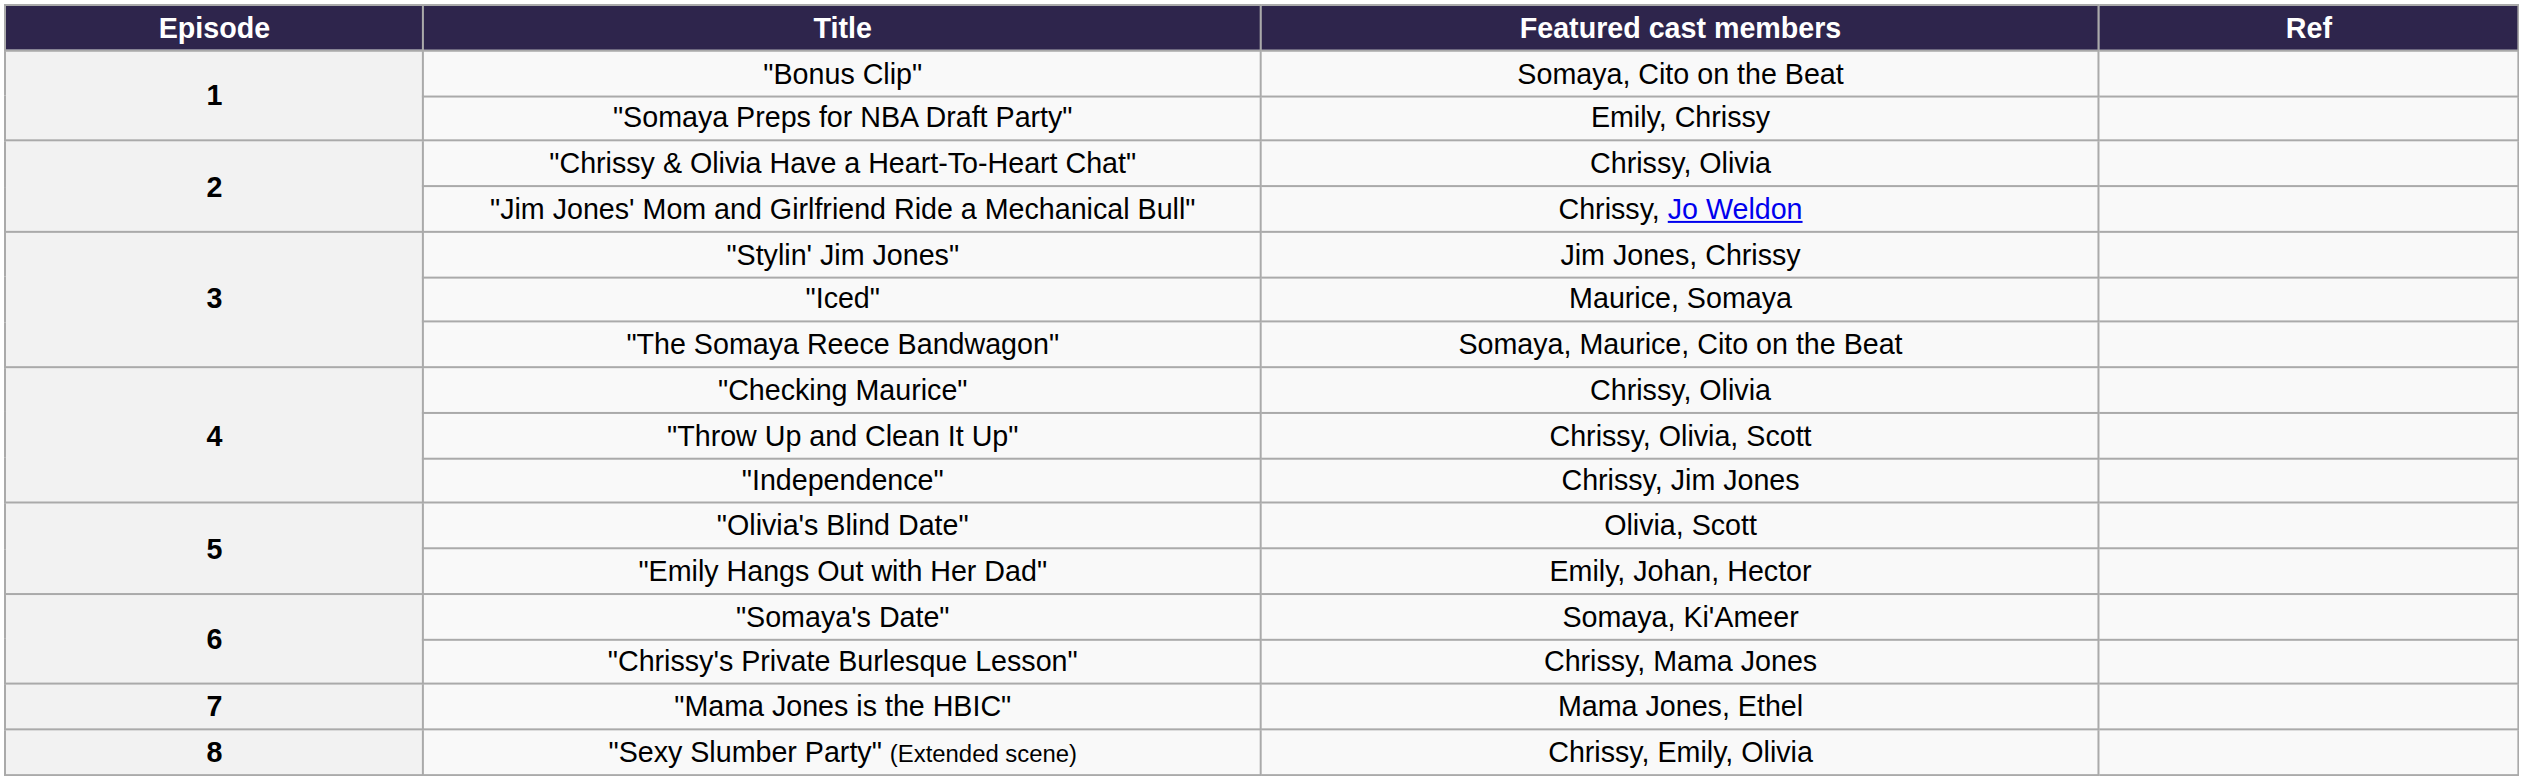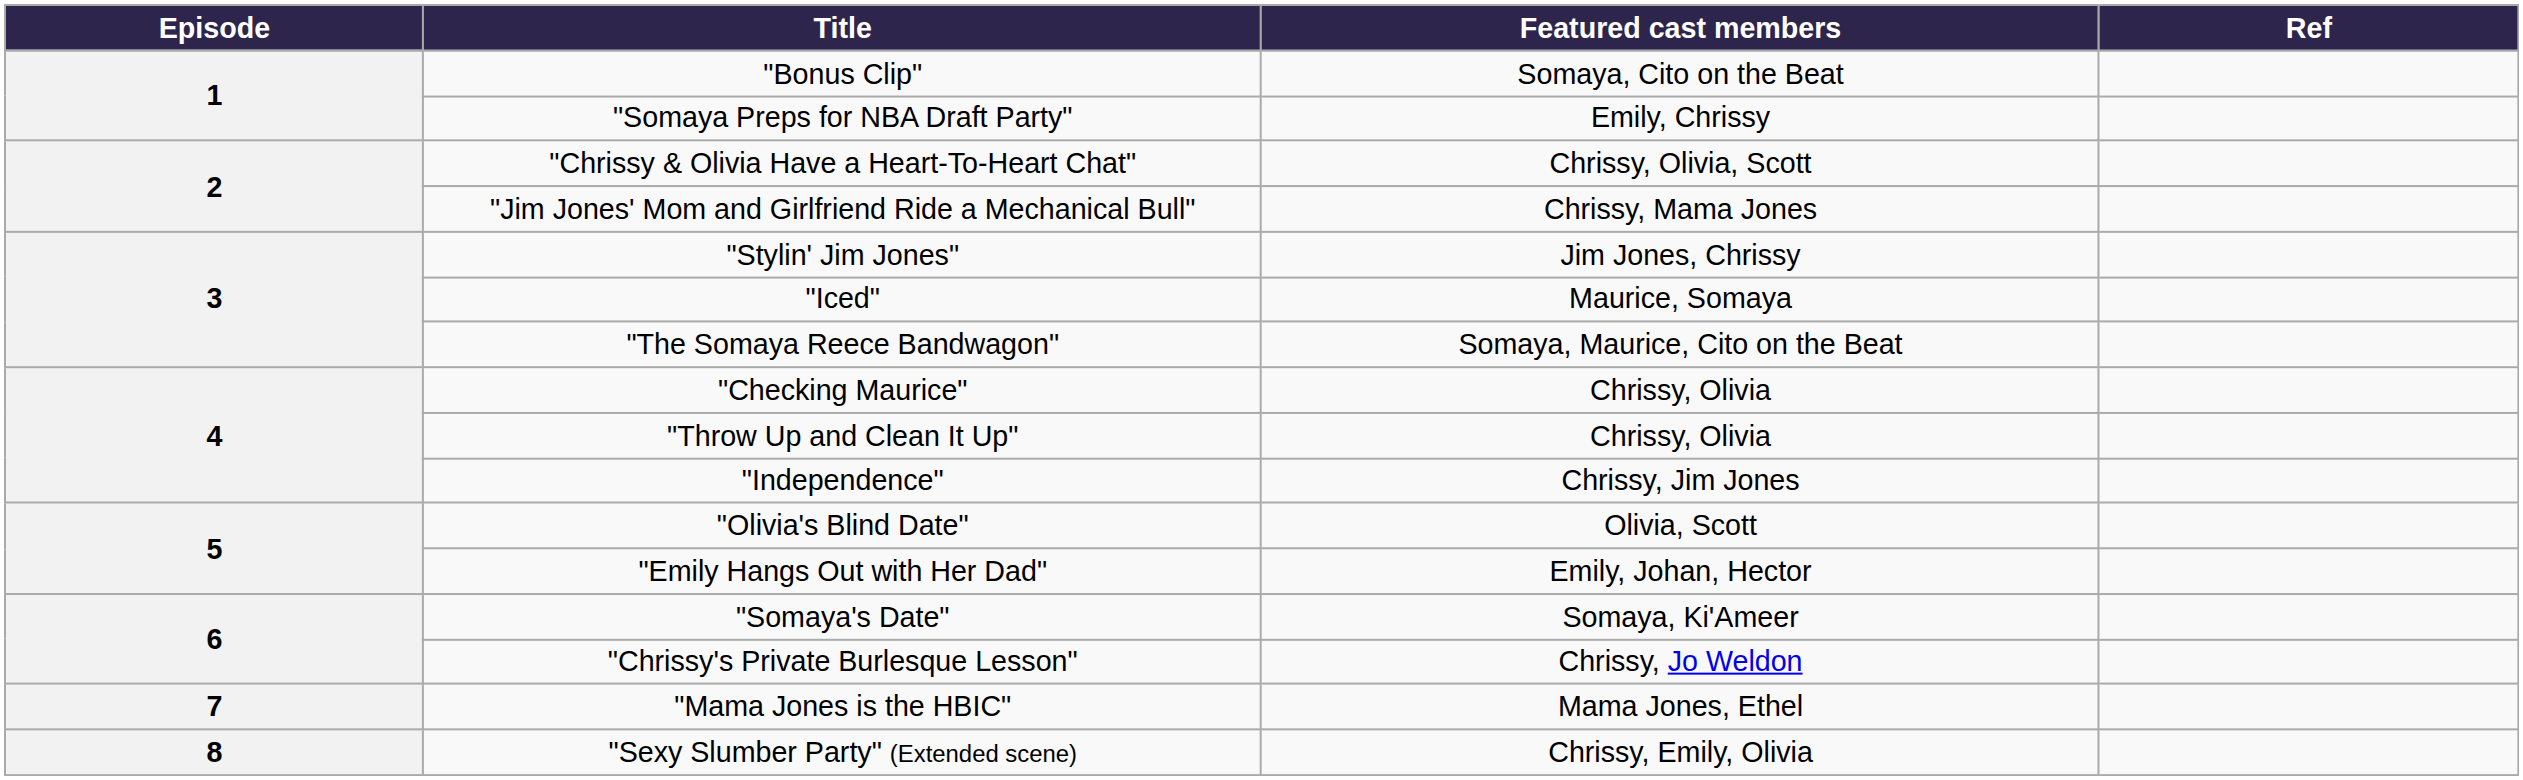(1681, 164) Chrissy, Olivia -> (1681, 164) Chrissy, Olivia, Scott
(1681, 209) Chrissy, Jo Weldon -> (1681, 209) Chrissy, Mama Jones
(1681, 435) Chrissy, Olivia, Scott -> (1681, 435) Chrissy, Olivia
(1681, 662) Chrissy, Mama Jones -> (1681, 662) Chrissy, Jo Weldon
